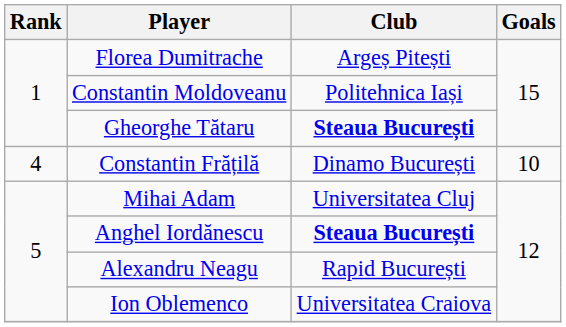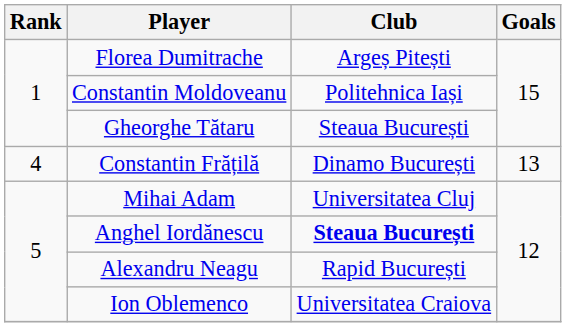(394, 127) bold -> (394, 127) normal
(529, 163) 10 -> (529, 163) 13
